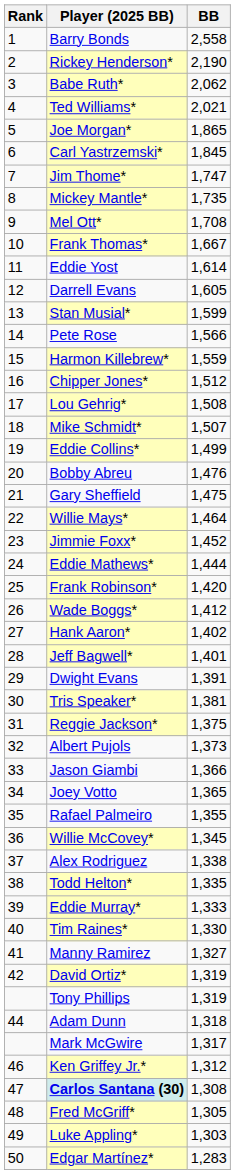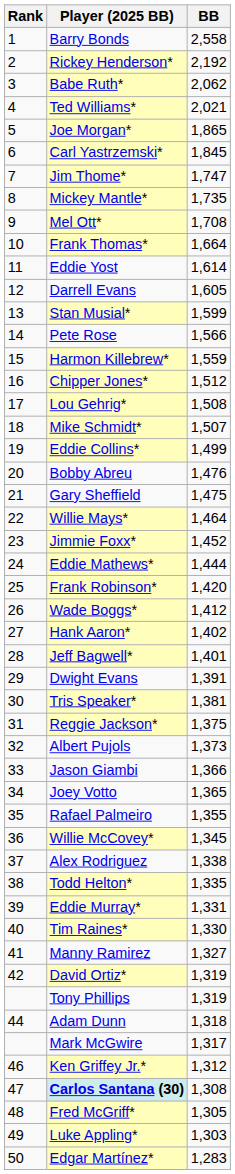(209, 61) 2,190 -> (209, 61) 2,192
(209, 244) 1,667 -> (209, 244) 1,664
(209, 906) 1,333 -> (209, 906) 1,331
